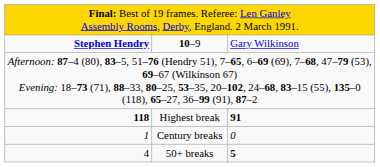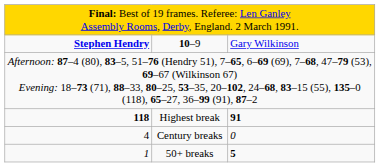(147, 135) 1 -> (147, 135) 4
(147, 153) 4 -> (147, 153) 1
